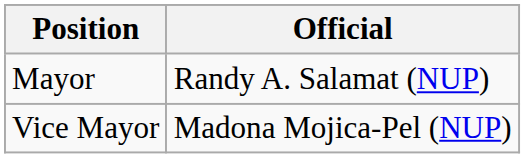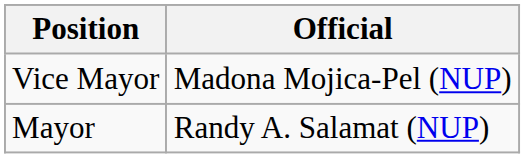rows swapped: (54, 78) <-> (86, 127)
